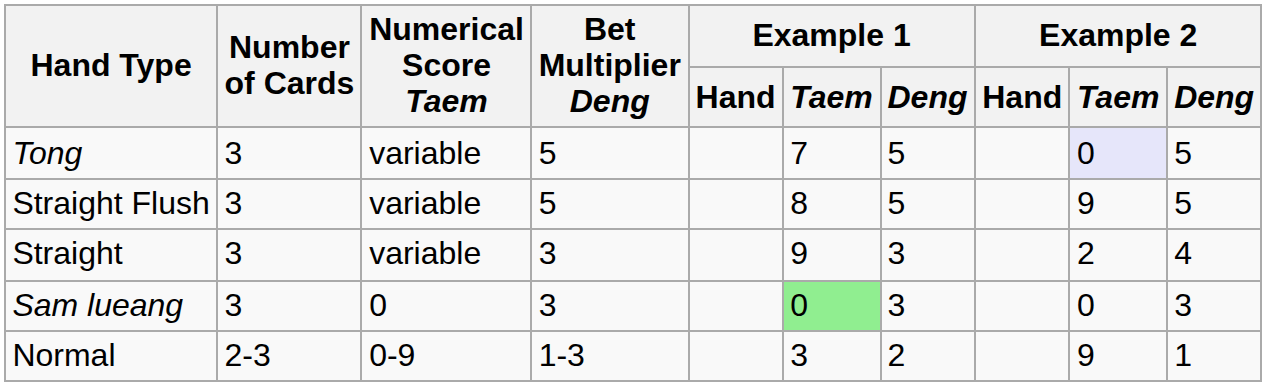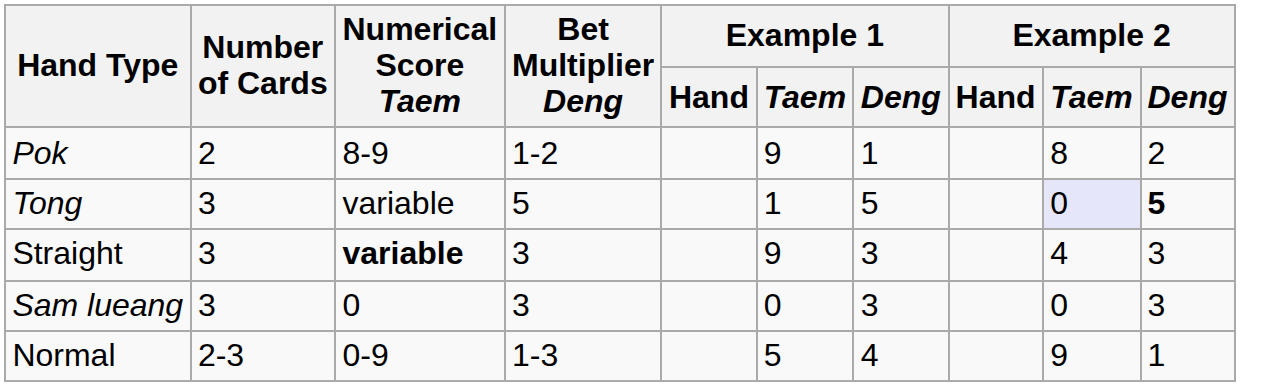+ row: (40, 152)
(799, 152) 7 -> (773, 203) 1
(1183, 152) normal -> (1156, 203) bold
- row: (111, 203)
(425, 254) normal -> (403, 254) bold
(1086, 254) 2 -> (1059, 254) 4
(1183, 254) 4 -> (1156, 254) 3
(799, 304) lightgreen background -> (773, 304) no background
(799, 355) 3 -> (773, 355) 5
(896, 355) 2 -> (870, 355) 4
